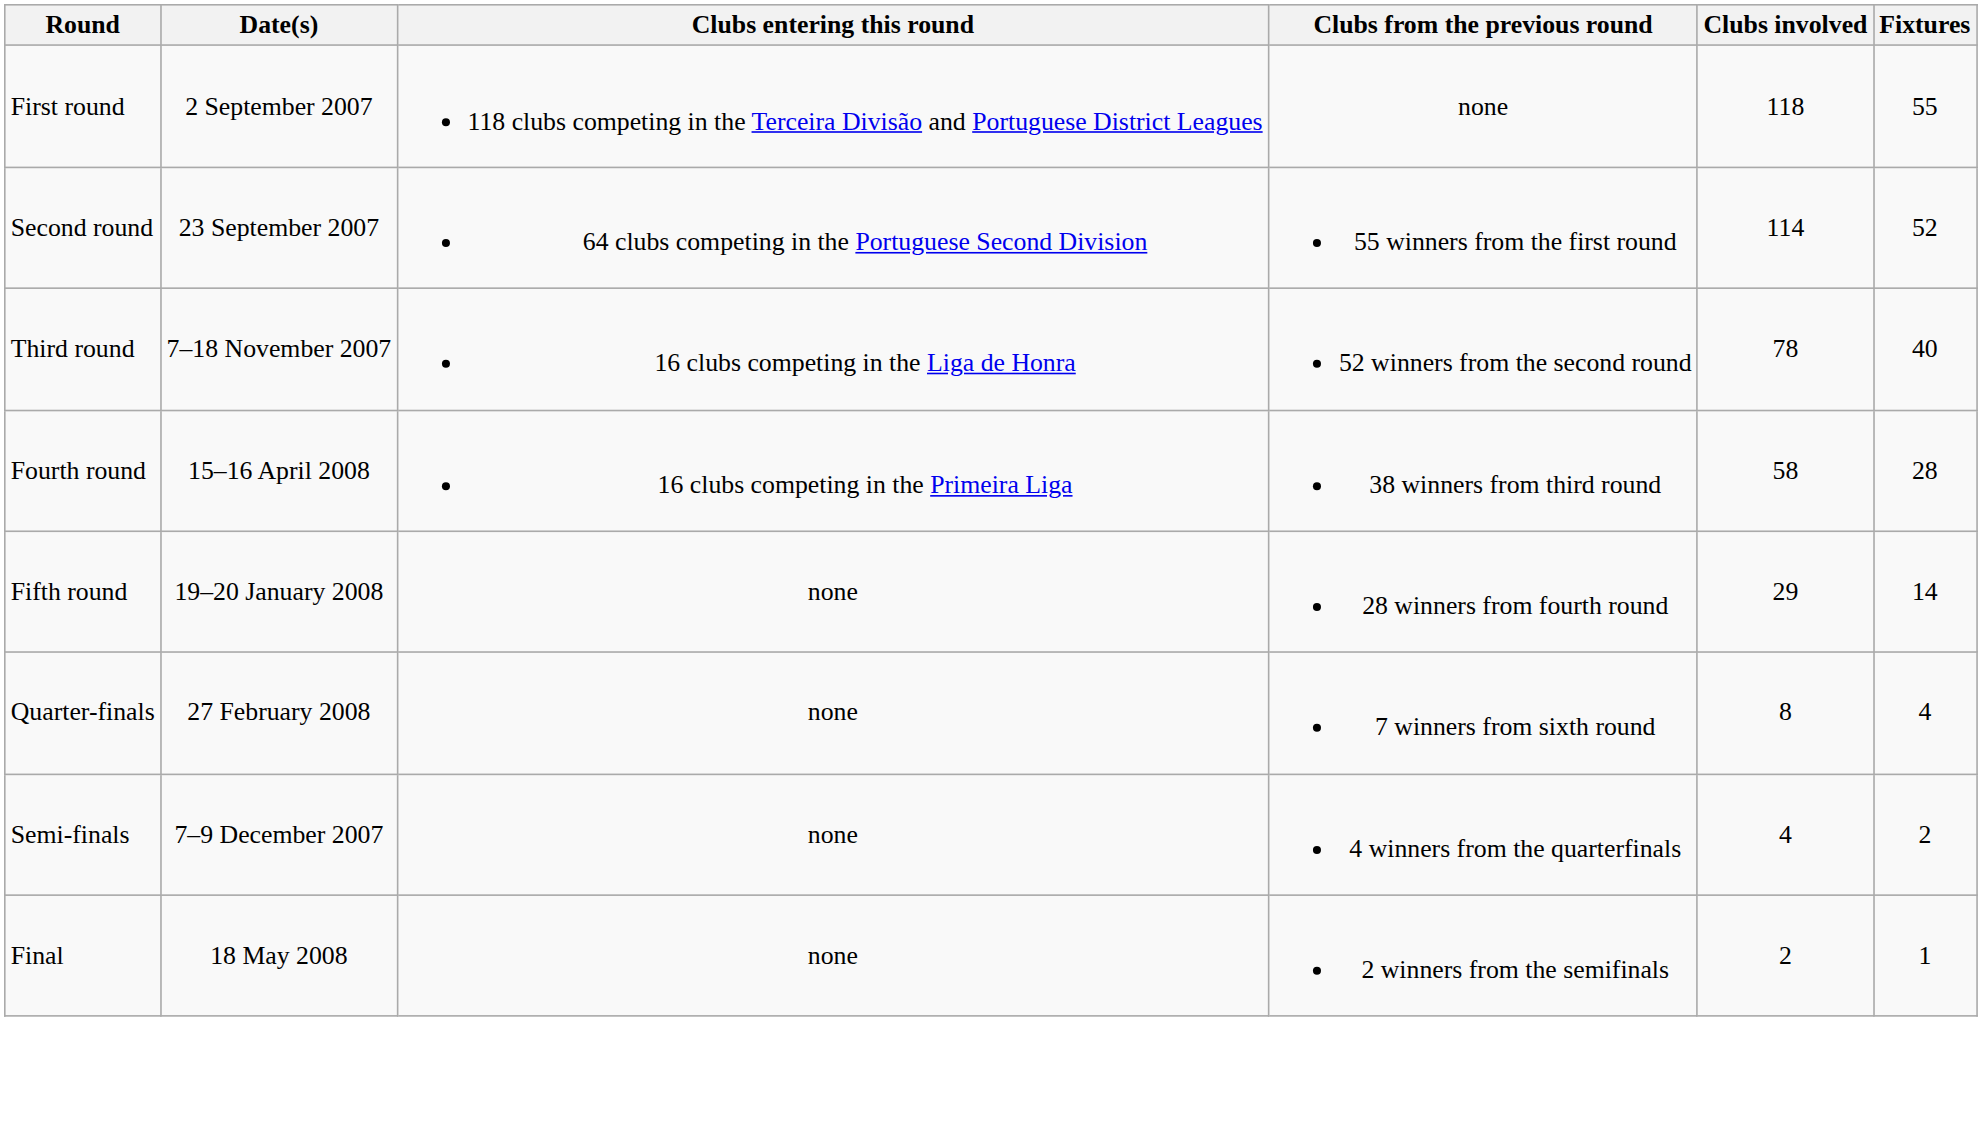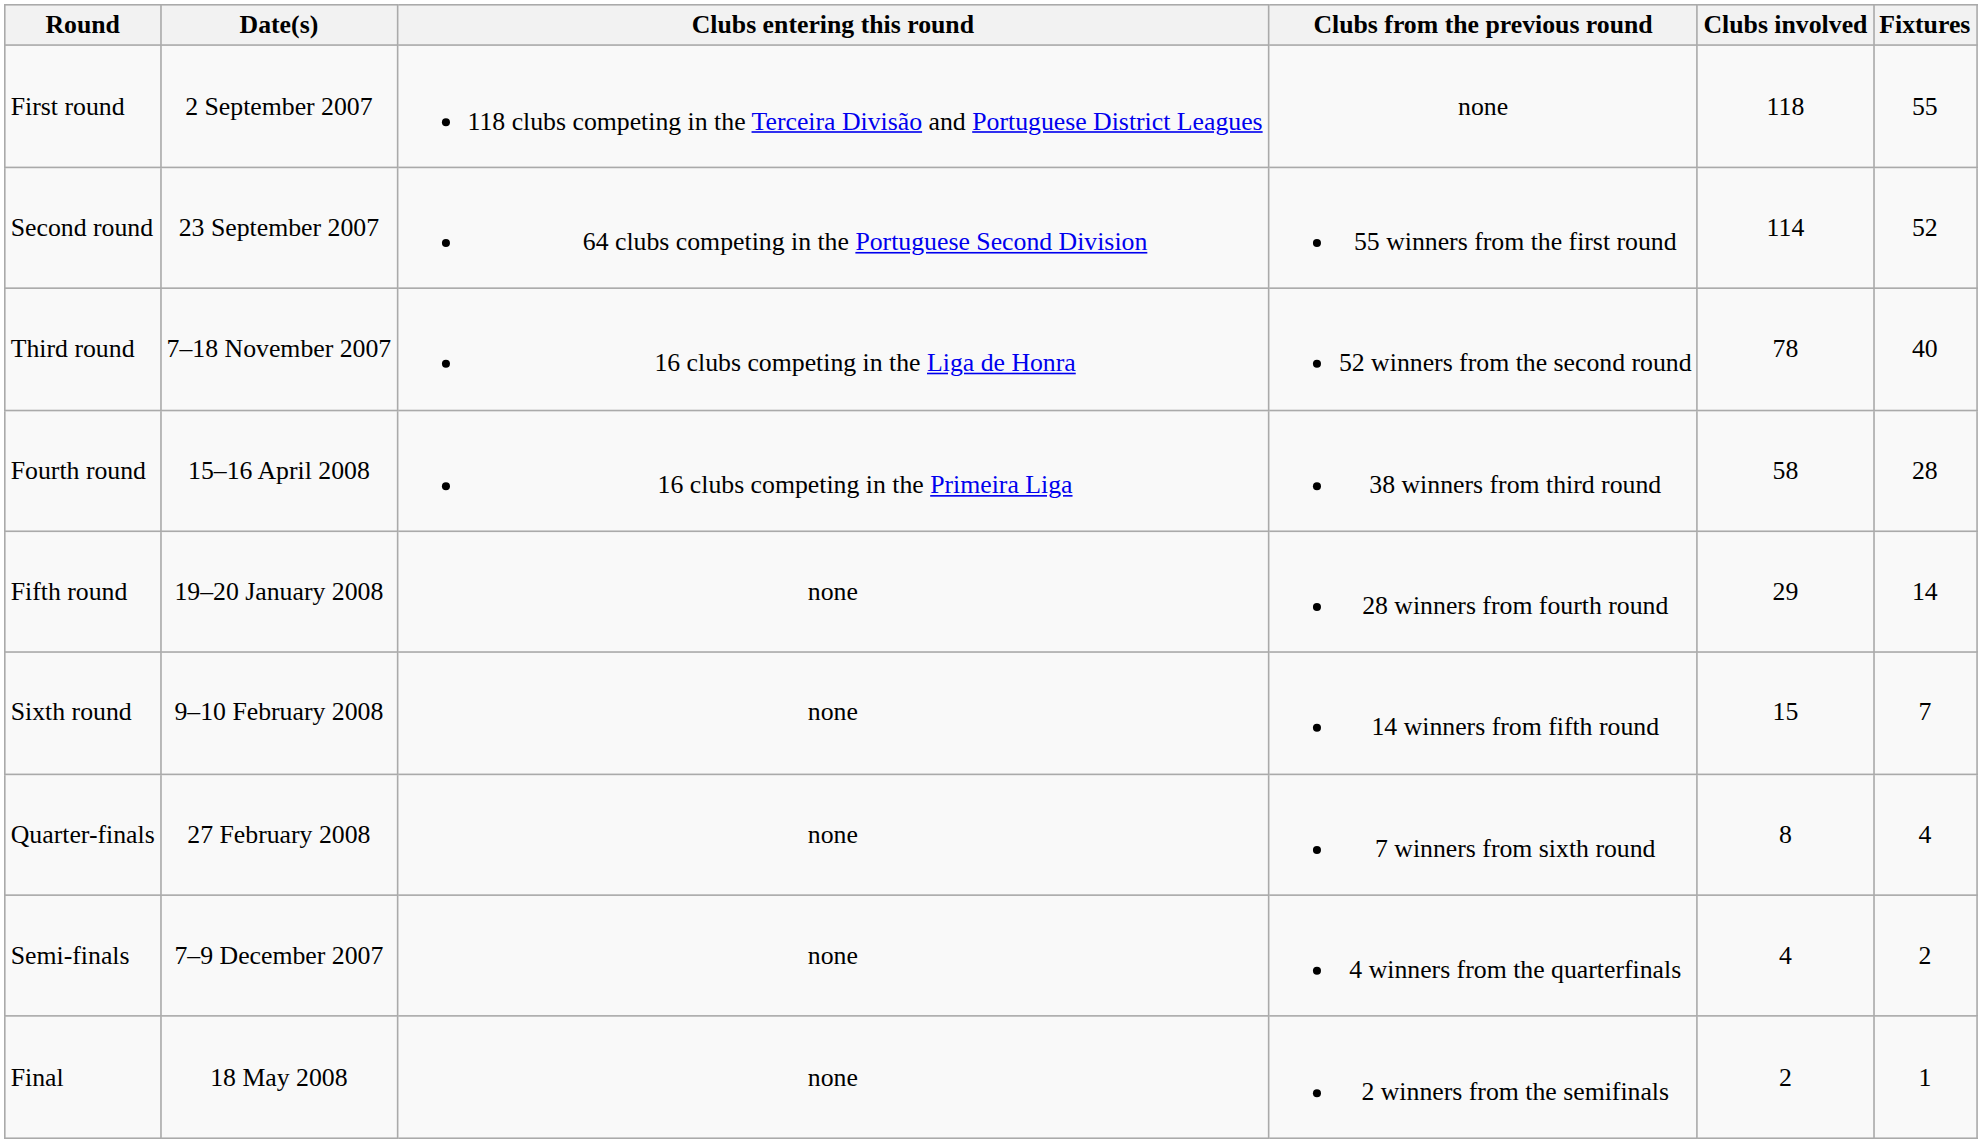+ row: (71, 712)
